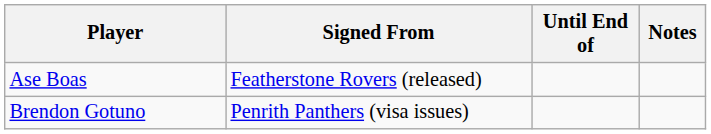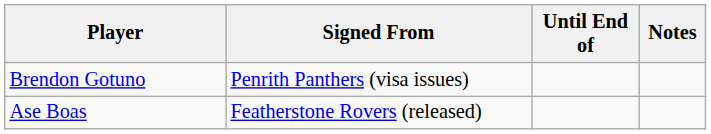rows swapped: (48, 79) <-> (77, 112)
